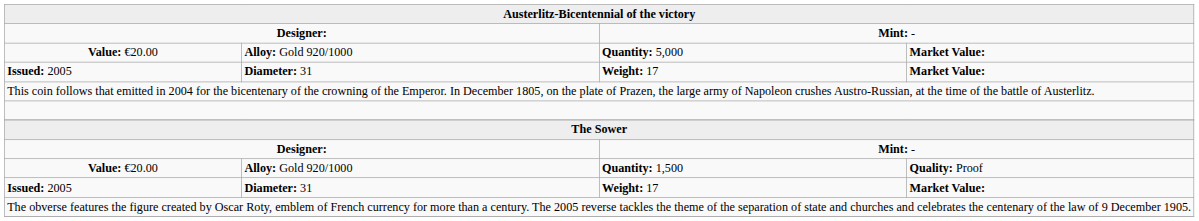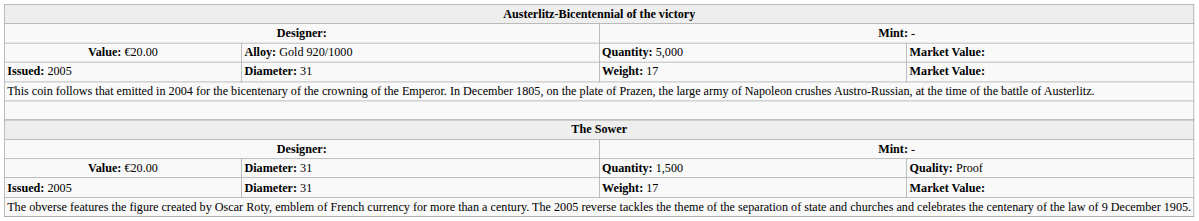(298, 168) Alloy: Gold 920/1000 -> (278, 168) Diameter: 31
